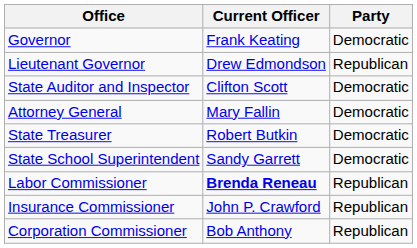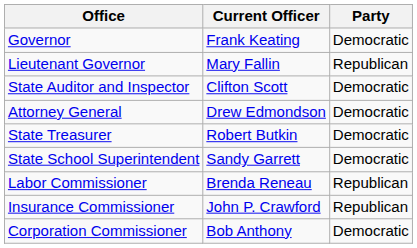(266, 64) Drew Edmondson -> (243, 64) Mary Fallin
(243, 111) Mary Fallin -> (266, 111) Drew Edmondson
(262, 183) bold -> (259, 183) normal
(370, 231) Republican -> (371, 231) Democratic
